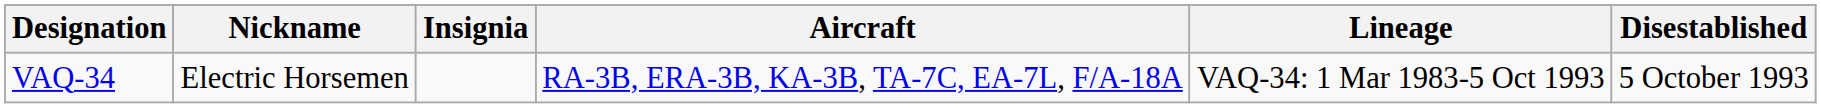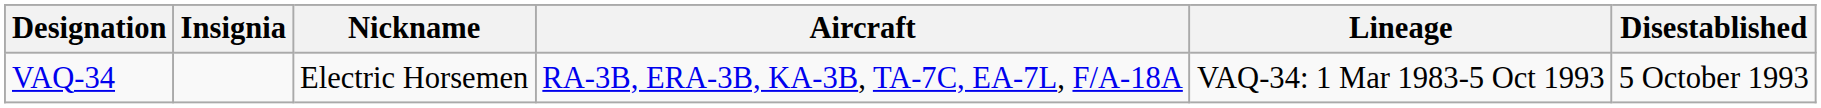columns swapped: (476, 28) <-> (295, 28)
